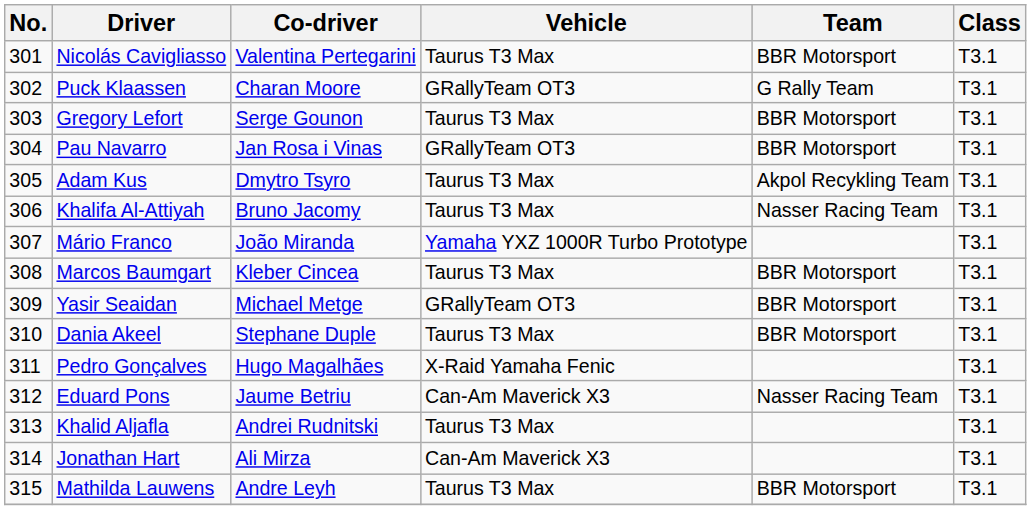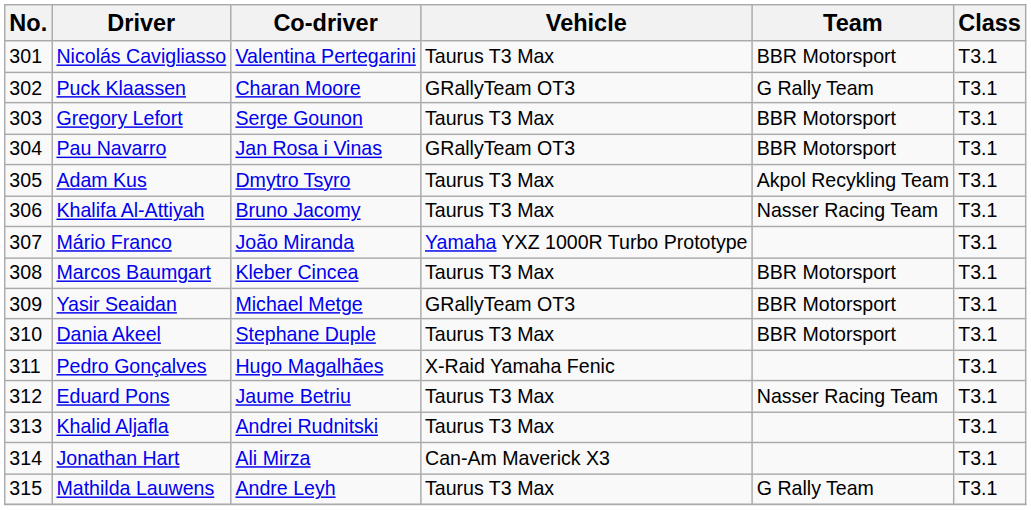(517, 396) Can-Am Maverick X3 -> (490, 396) Taurus T3 Max
(826, 489) BBR Motorsport -> (815, 489) G Rally Team
